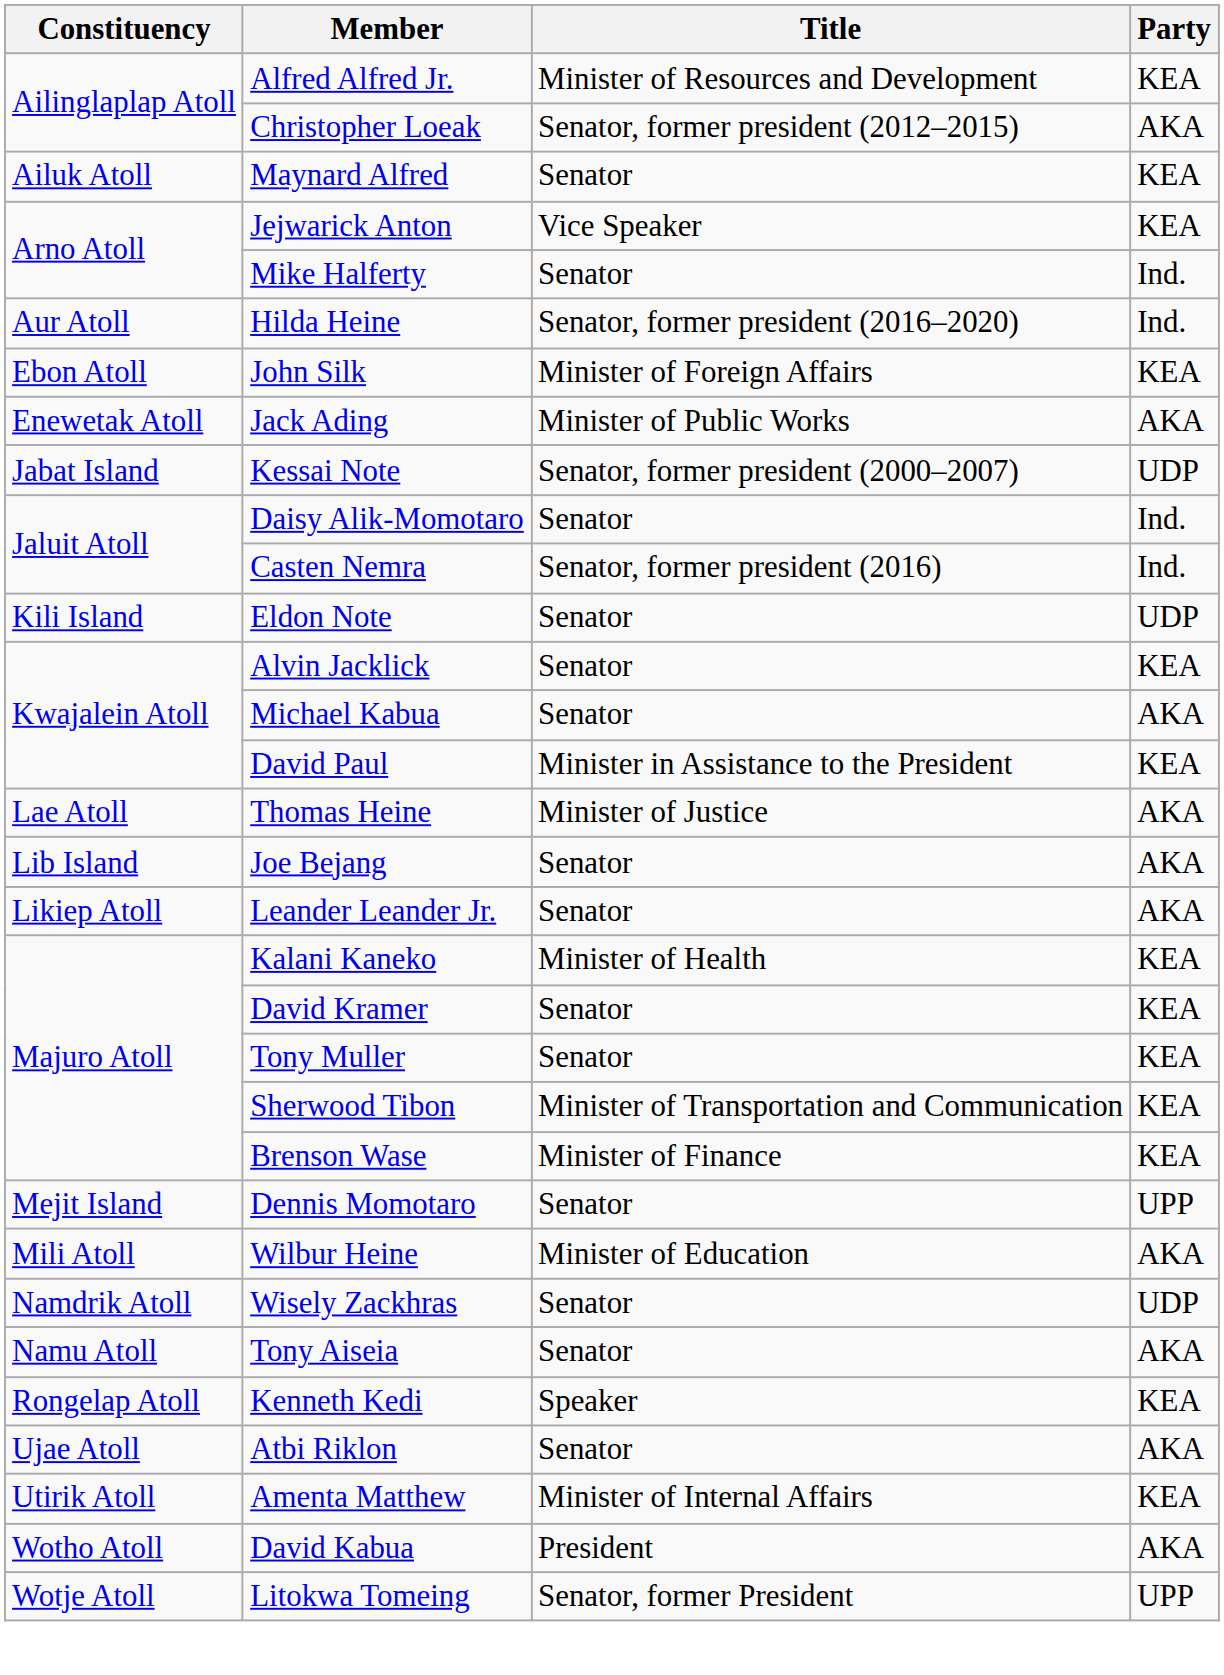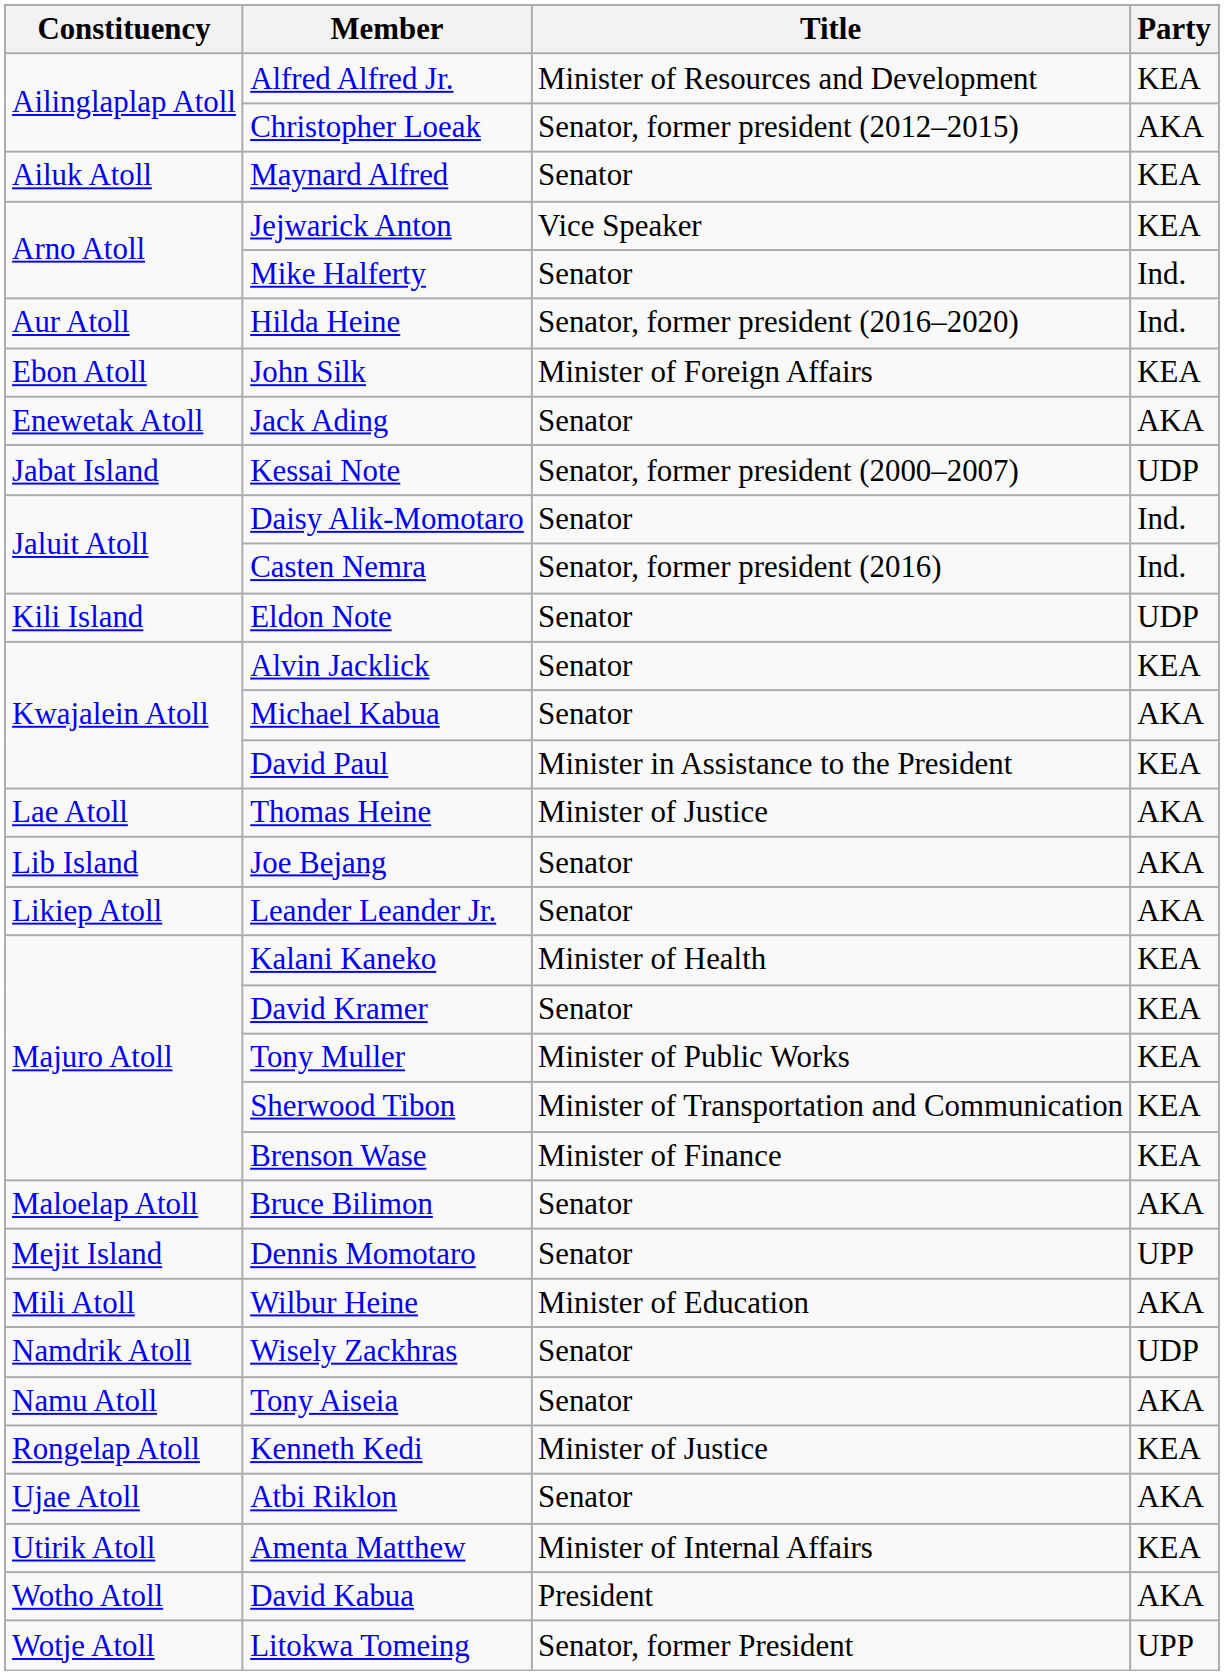(694, 420) Minister of Public Works -> (585, 420) Senator
(585, 1057) Senator -> (694, 1057) Minister of Public Works
+ row: (342, 1204)
(588, 1400) Speaker -> (653, 1449) Minister of Justice
